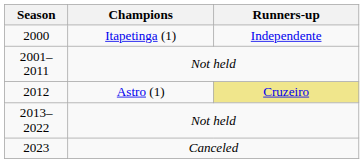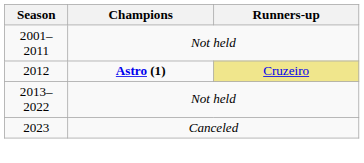- row: (36, 35)
(141, 92) normal -> (141, 71) bold
